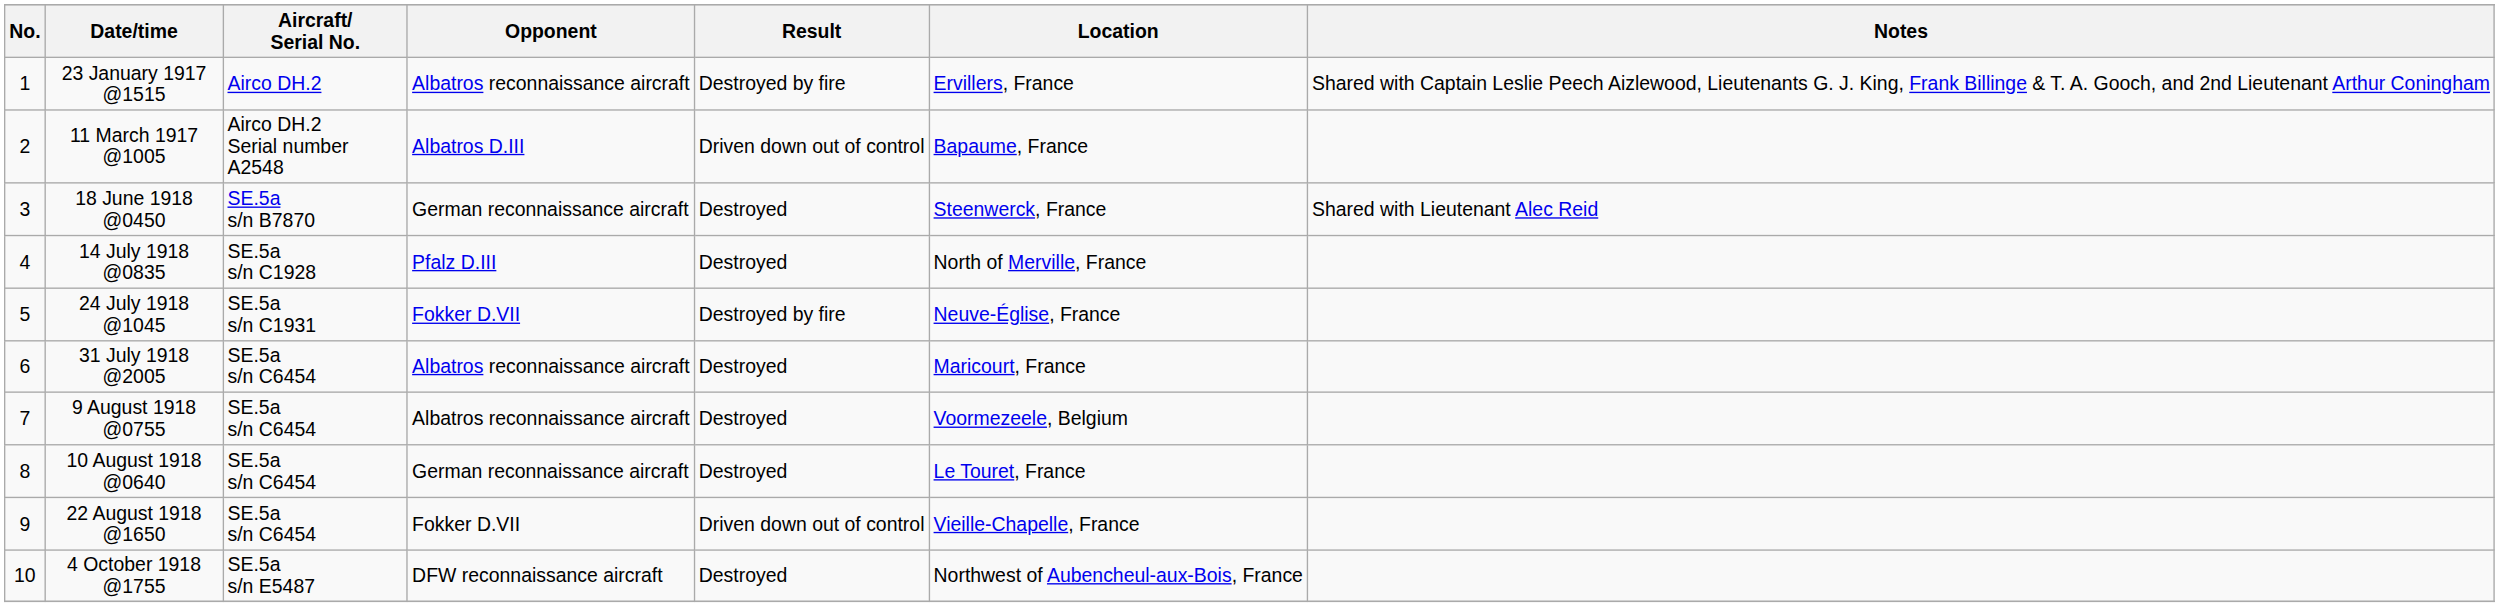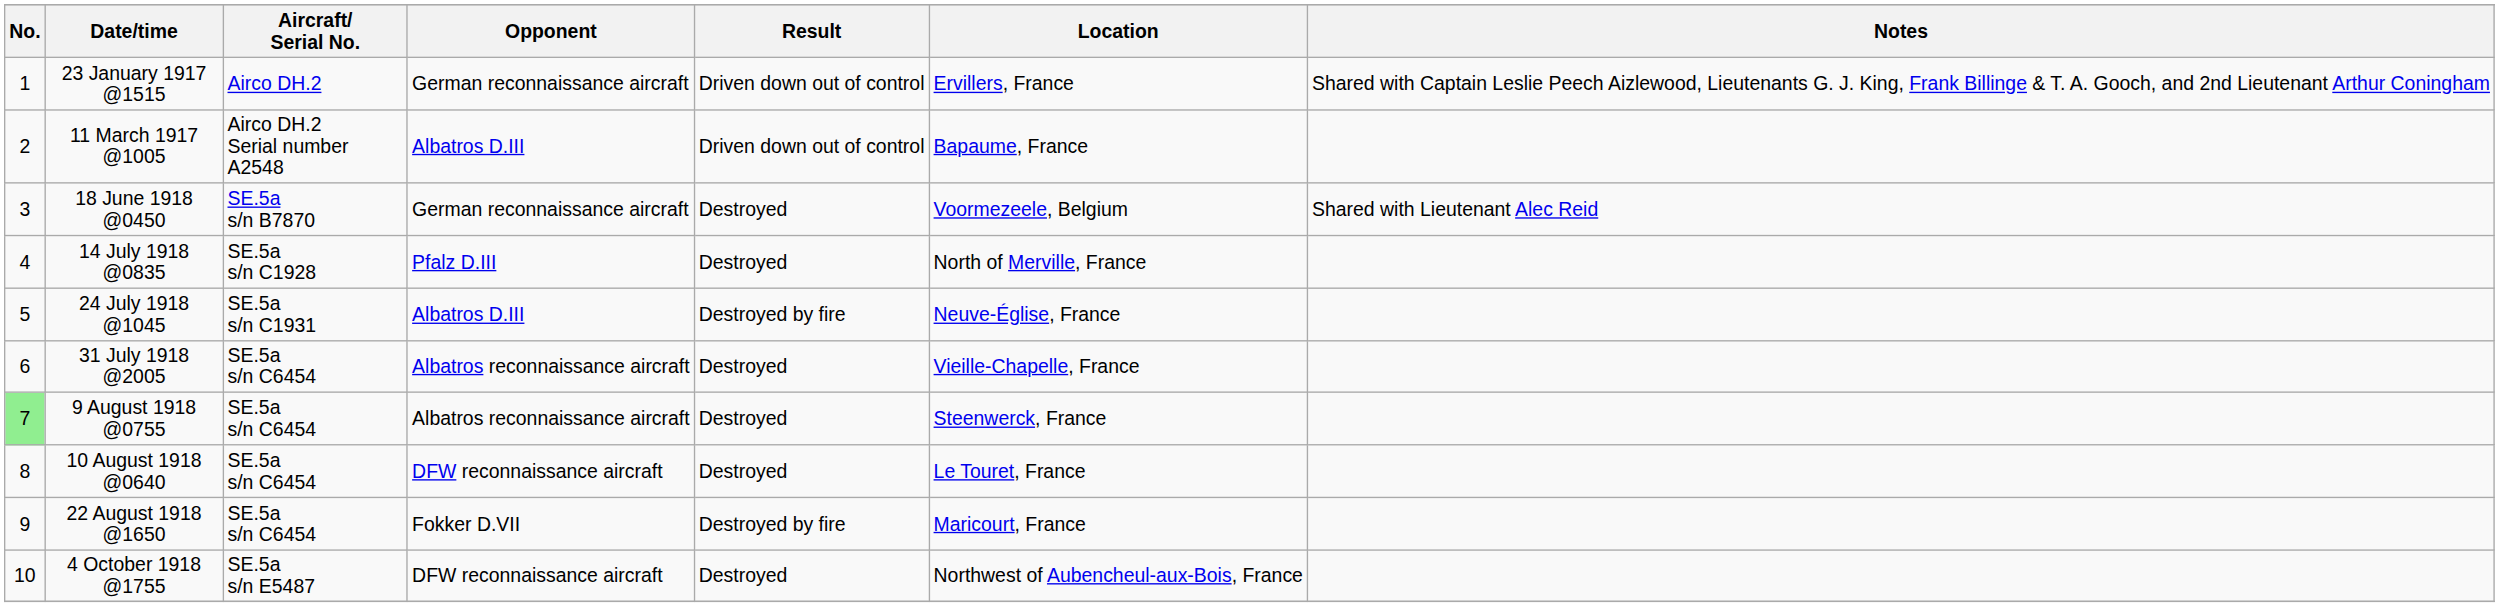(551, 84) Albatros reconnaissance aircraft -> (550, 84) German reconnaissance aircraft
(772, 84) Destroyed by fire -> (812, 84) Driven down out of control
(1020, 210) Steenwerck, France -> (1031, 210) Voormezeele, Belgium
(466, 314) Fokker D.VII -> (468, 314) Albatros D.III
(1010, 367) Maricourt, France -> (1037, 367) Vieille-Chapelle, France
(25, 419) no background -> (25, 419) lightgreen background
(1031, 419) Voormezeele, Belgium -> (1020, 419) Steenwerck, France
(550, 471) German reconnaissance aircraft -> (537, 471) DFW reconnaissance aircraft
(812, 524) Driven down out of control -> (772, 524) Destroyed by fire
(1037, 524) Vieille-Chapelle, France -> (1010, 524) Maricourt, France
